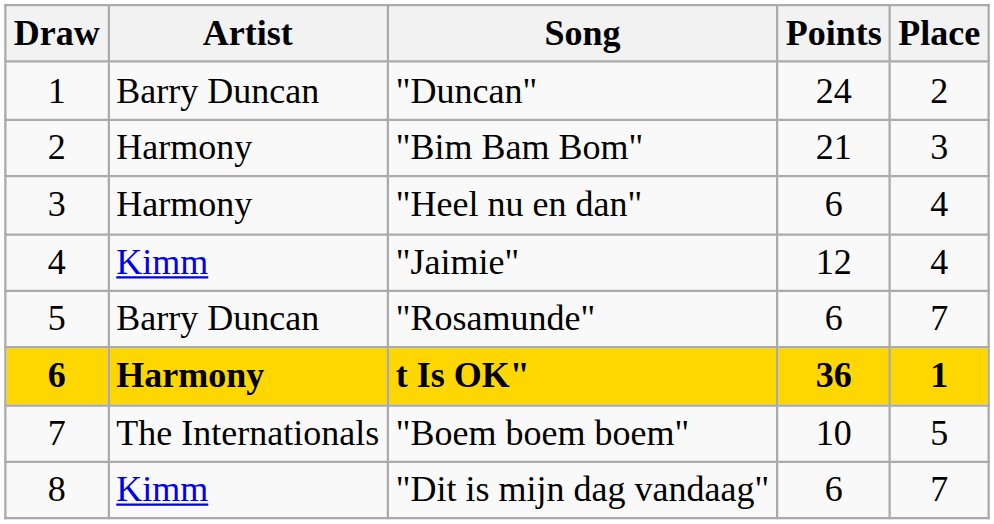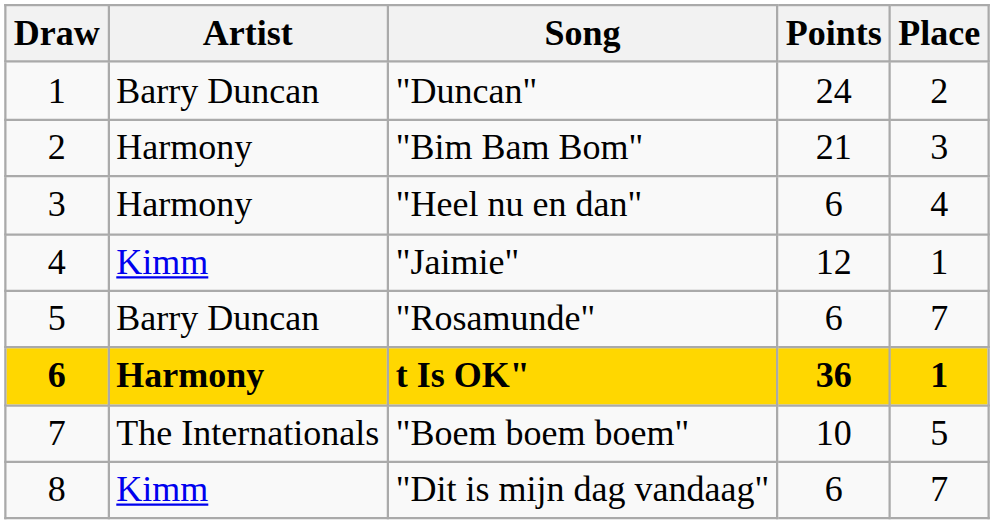(939, 261) 4 -> (939, 261) 1
